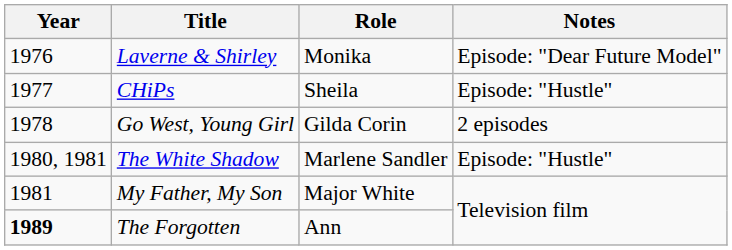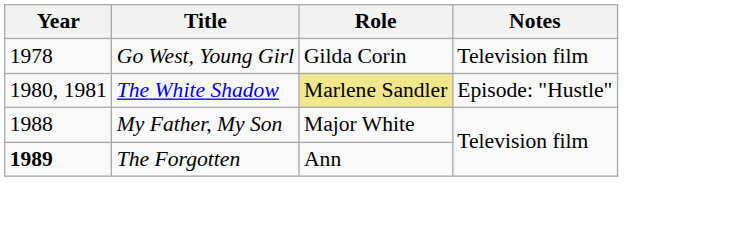- row: (197, 55)
- row: (146, 90)
(503, 124) 2 episodes -> (523, 55) Television film
(376, 158) no background -> (376, 90) khaki background
(31, 192) 1981 -> (31, 124) 1988
